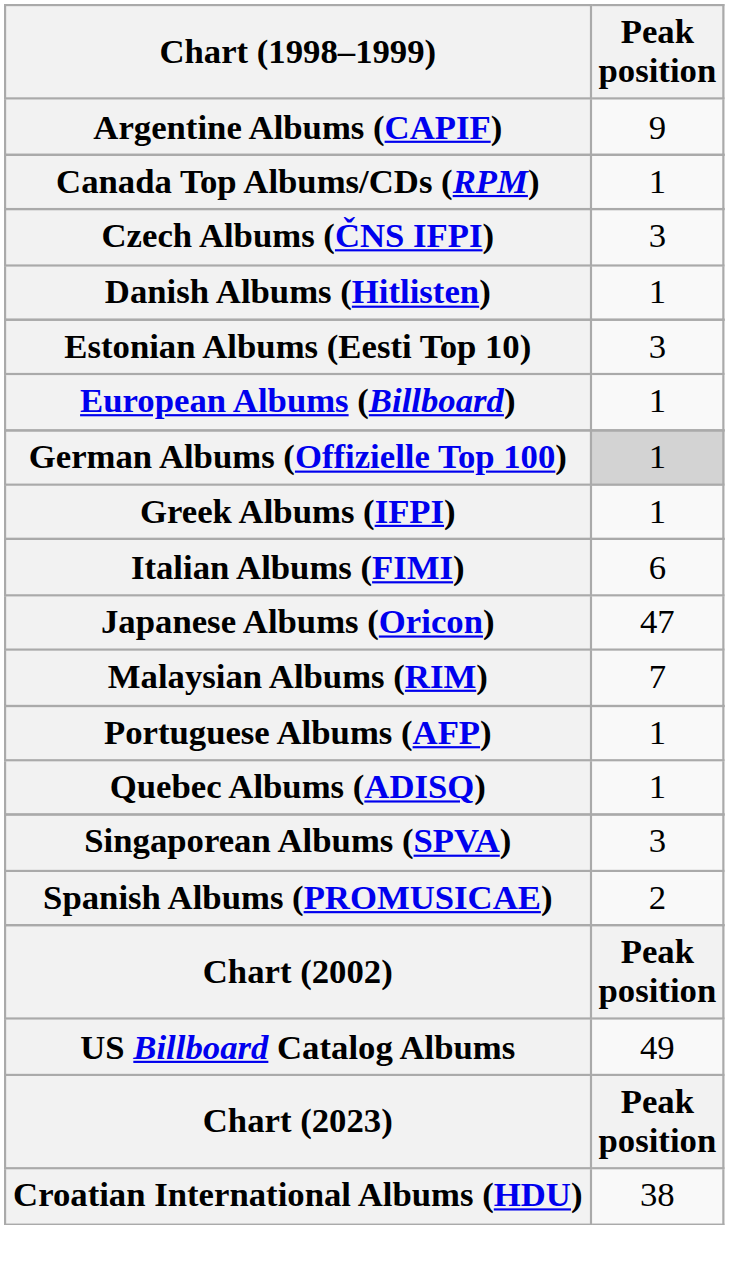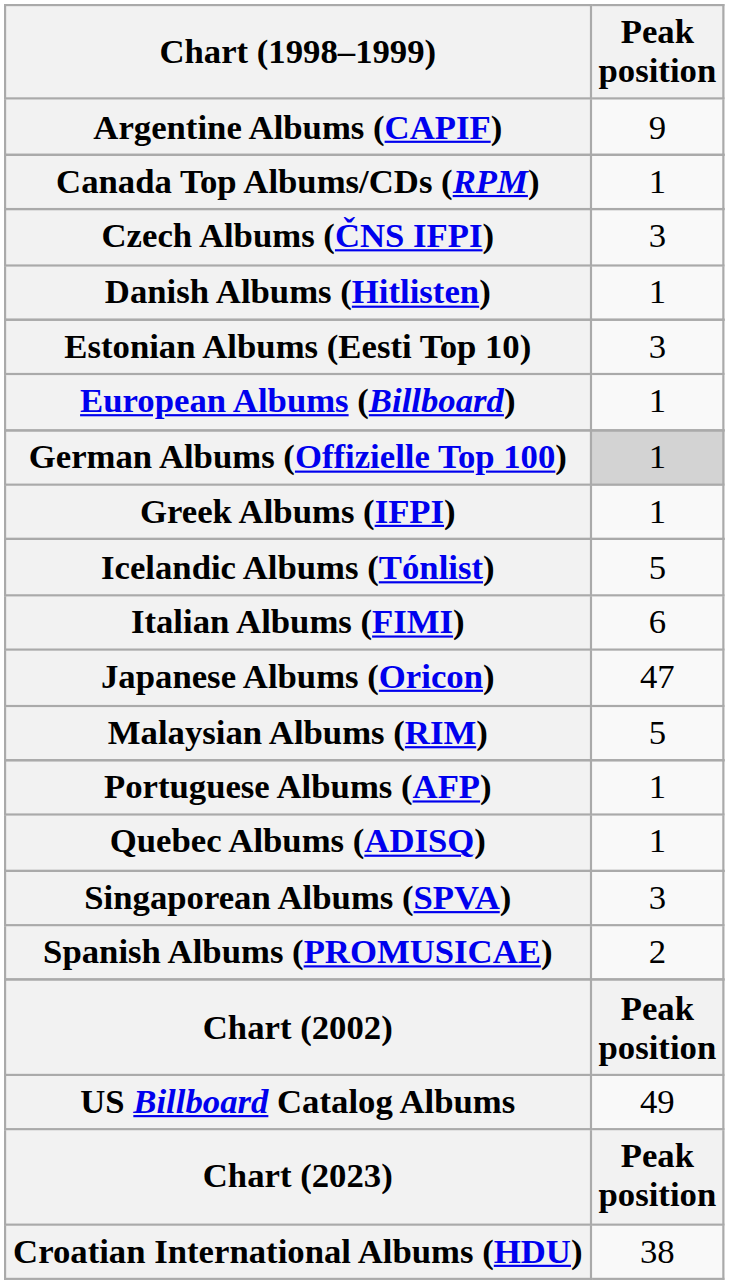+ row: (298, 566)
(657, 676) 7 -> (657, 731) 5
